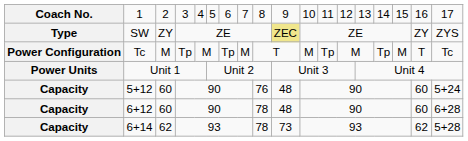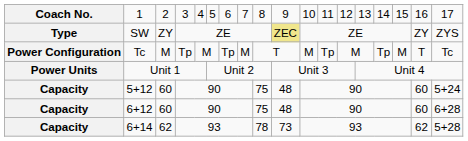(262, 89) 76 -> (262, 89) 75
(262, 108) 78 -> (262, 108) 75
